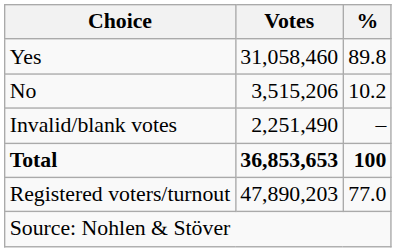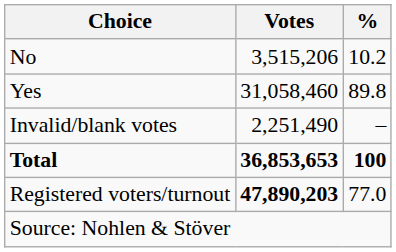rows swapped: (26, 56) <-> (23, 90)
(289, 194) normal -> (289, 194) bold
